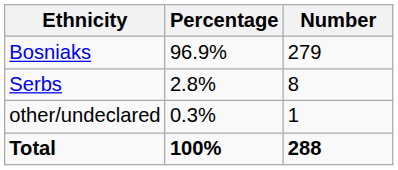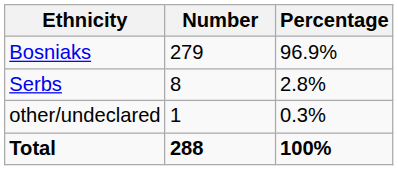columns swapped: (338, 20) <-> (224, 20)
